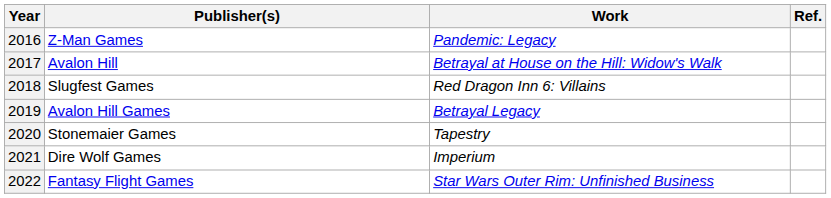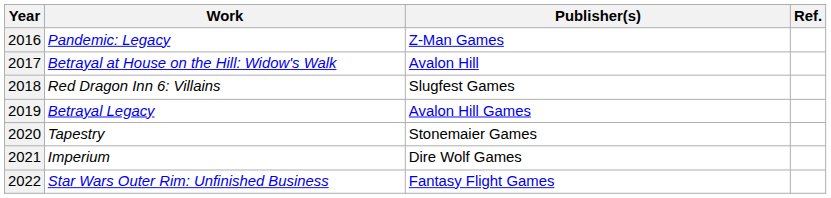columns swapped: (610, 16) <-> (237, 16)
